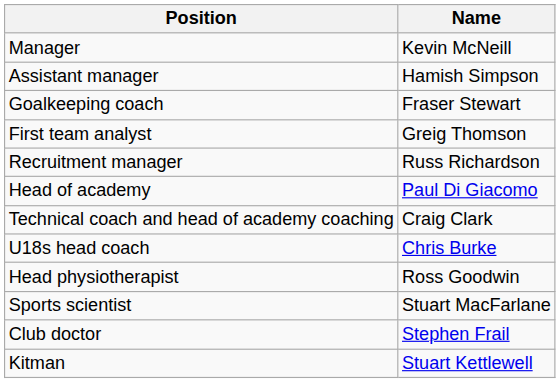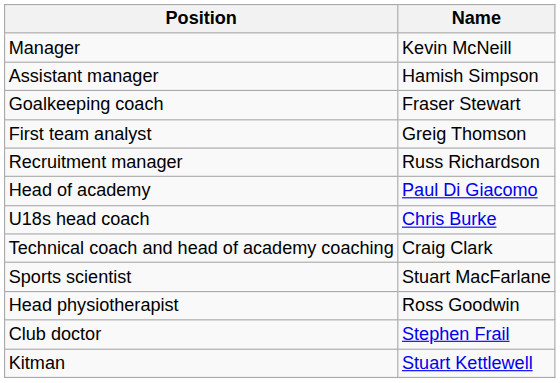rows swapped: (201, 219) <-> (79, 248)
rows swapped: (94, 276) <-> (70, 305)
